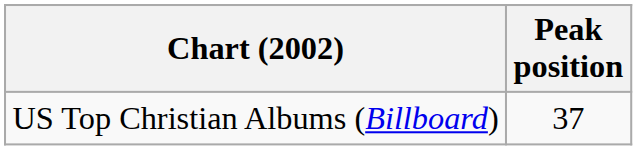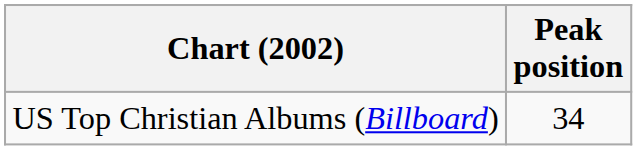(568, 117) 37 -> (568, 117) 34
